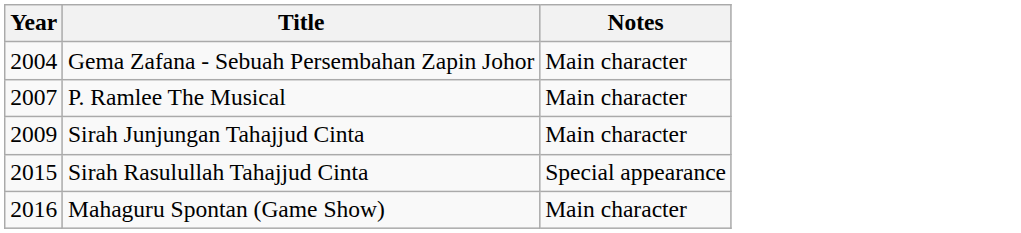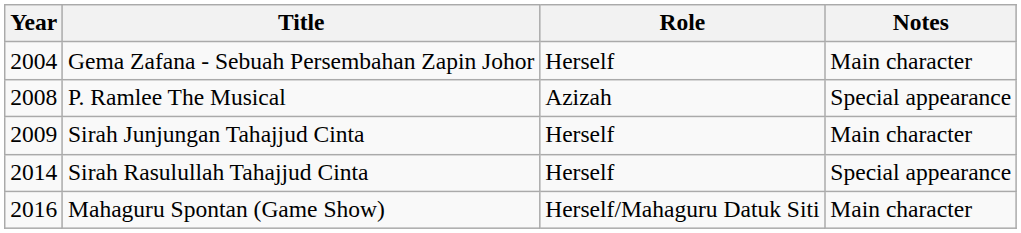+ column: (682, 23)
(34, 97) 2007 -> (34, 97) 2008
(616, 97) Main character -> (921, 97) Special appearance
(34, 172) 2015 -> (34, 172) 2014
